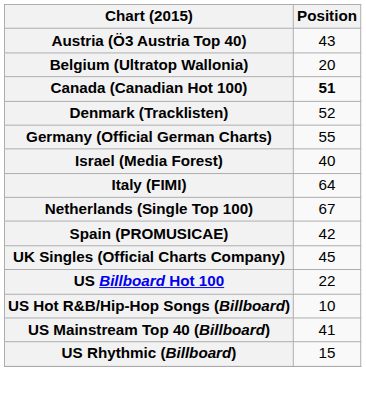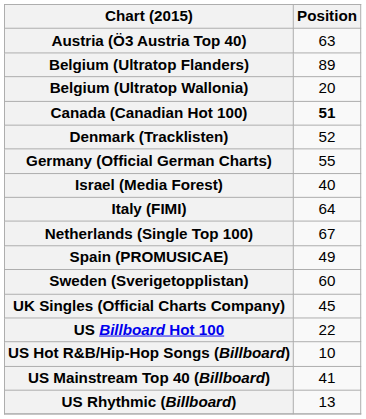(327, 40) 43 -> (327, 40) 63
+ row: (149, 64)
(327, 233) 42 -> (327, 257) 49
+ row: (149, 281)
(327, 354) 15 -> (327, 402) 13
